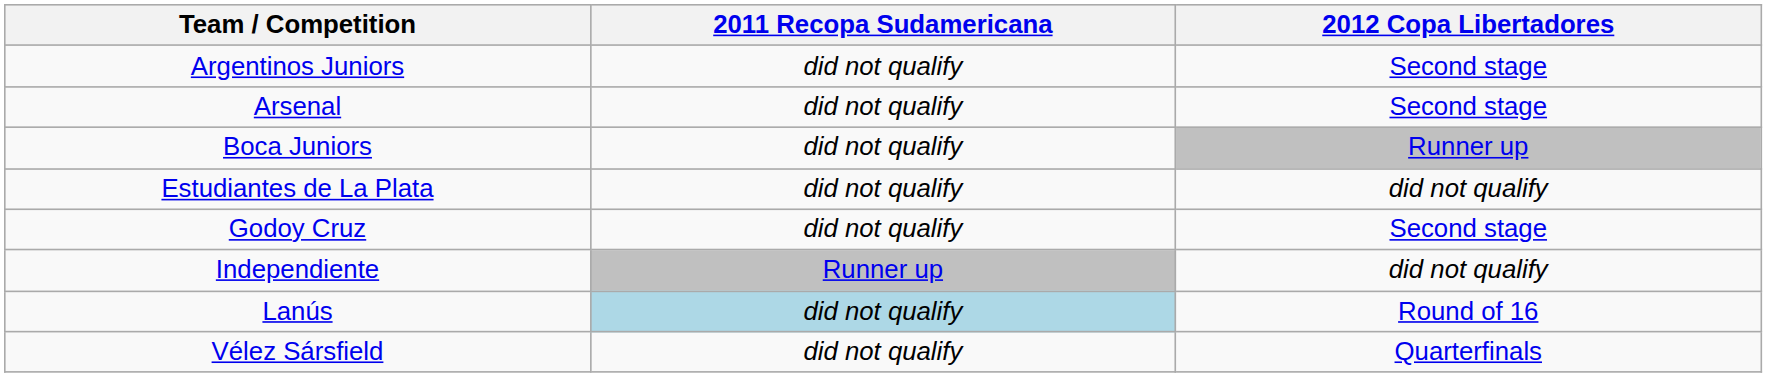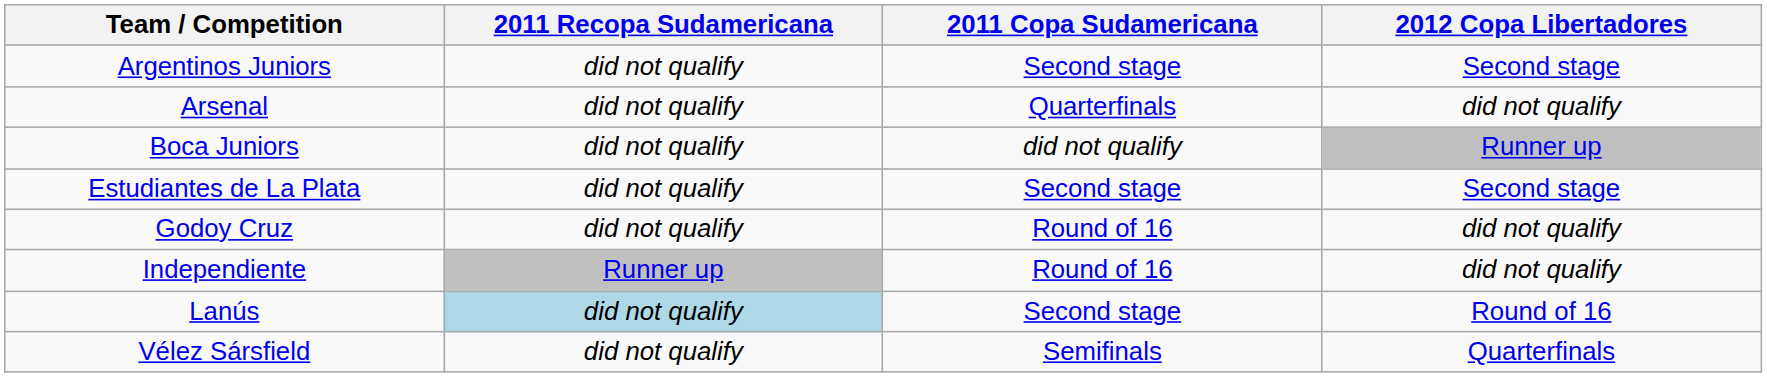+ column: (1102, 24)
(1468, 106) Second stage -> (1541, 106) did not qualify
(1468, 188) did not qualify -> (1541, 188) Second stage
(1468, 229) Second stage -> (1541, 229) did not qualify
